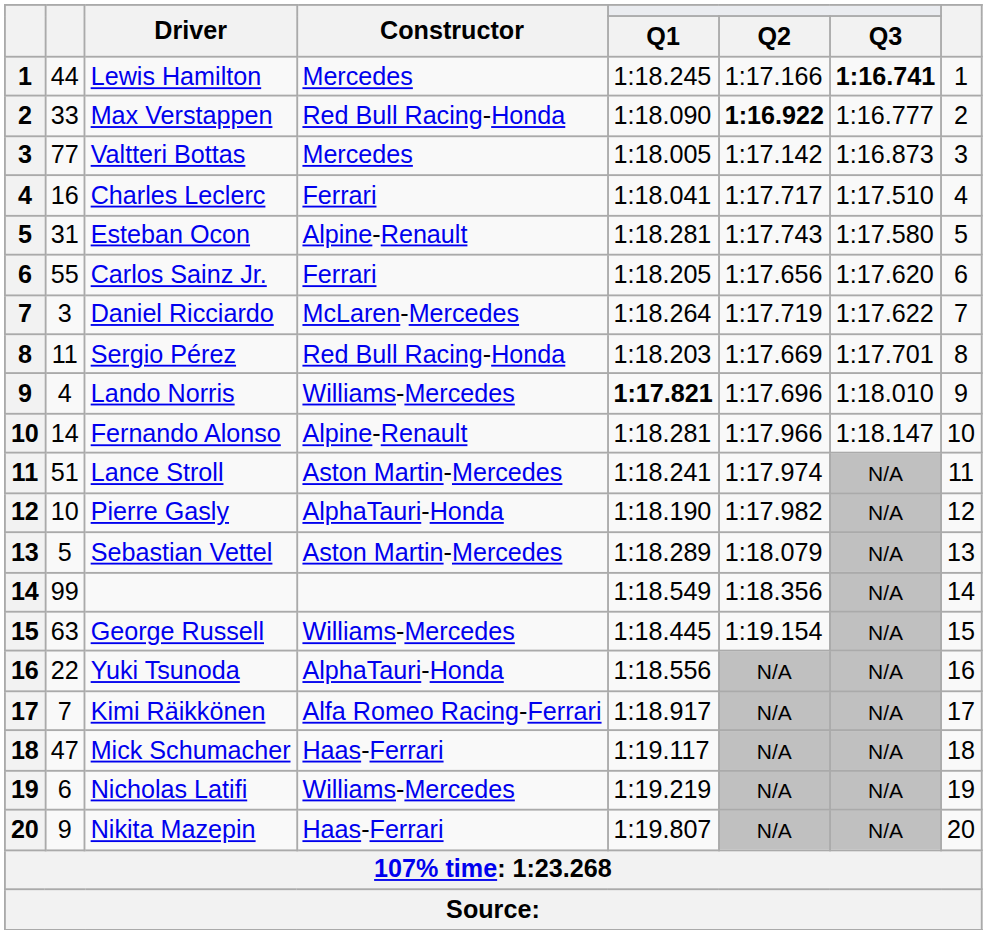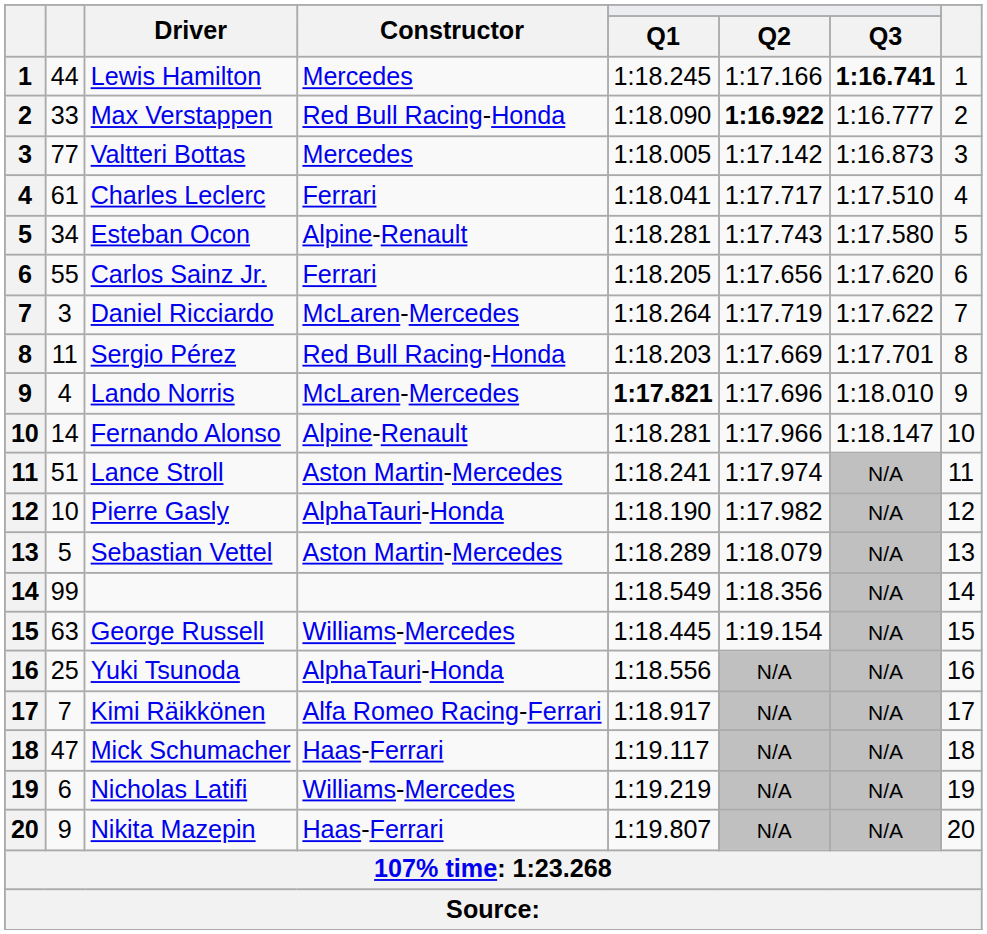(65, 195) 16 -> (65, 195) 61
(65, 235) 31 -> (65, 235) 34
(409, 393) Williams-Mercedes -> (411, 393) McLaren-Mercedes
(65, 671) 22 -> (65, 671) 25
